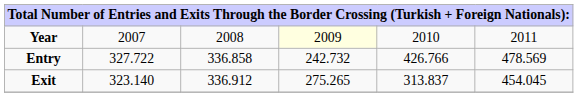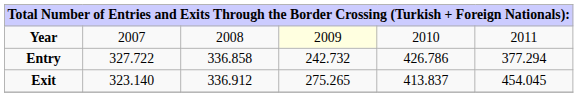(426, 59) 426.766 -> (426, 59) 426.786
(524, 59) 478.569 -> (524, 59) 377.294
(426, 80) 313.837 -> (426, 80) 413.837
